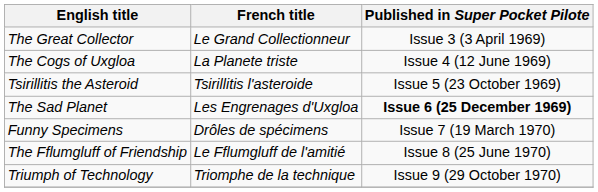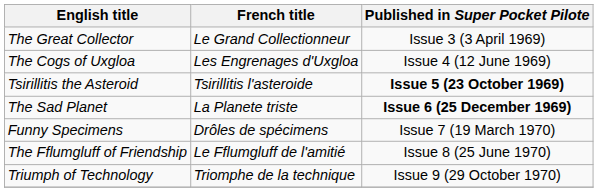(246, 61) La Planete triste -> (276, 61) Les Engrenages d'Uxgloa
(477, 84) normal -> (477, 84) bold
(276, 107) Les Engrenages d'Uxgloa -> (246, 107) La Planete triste
